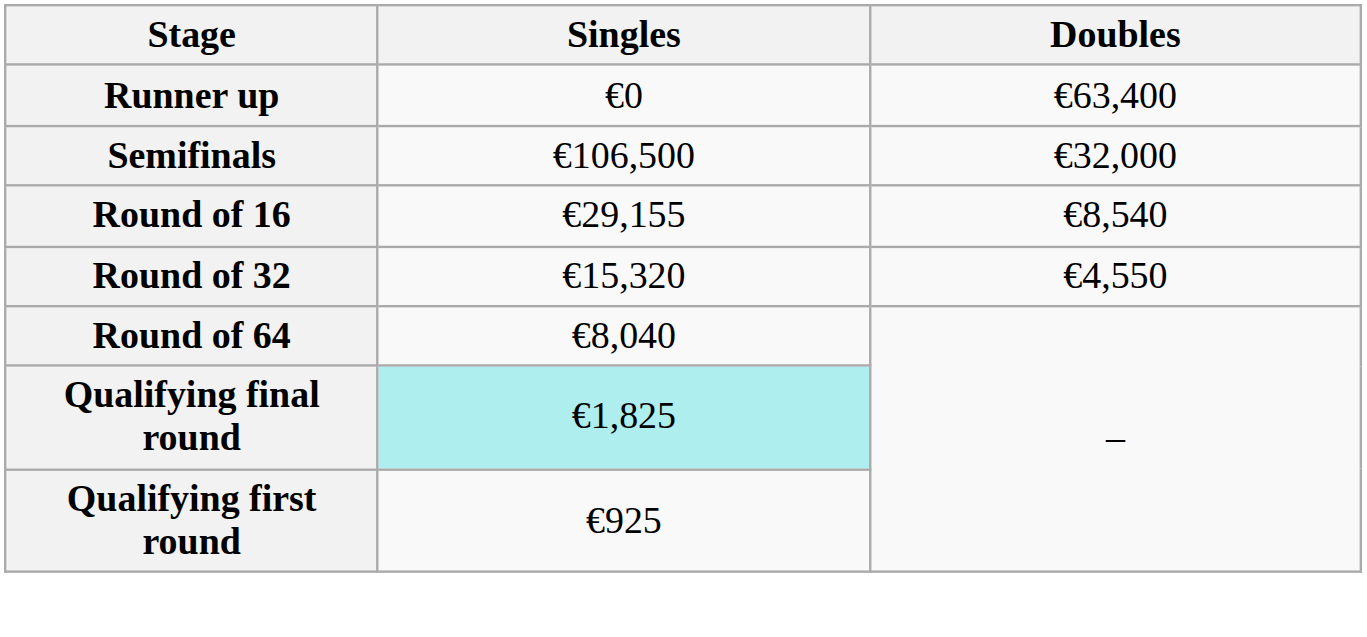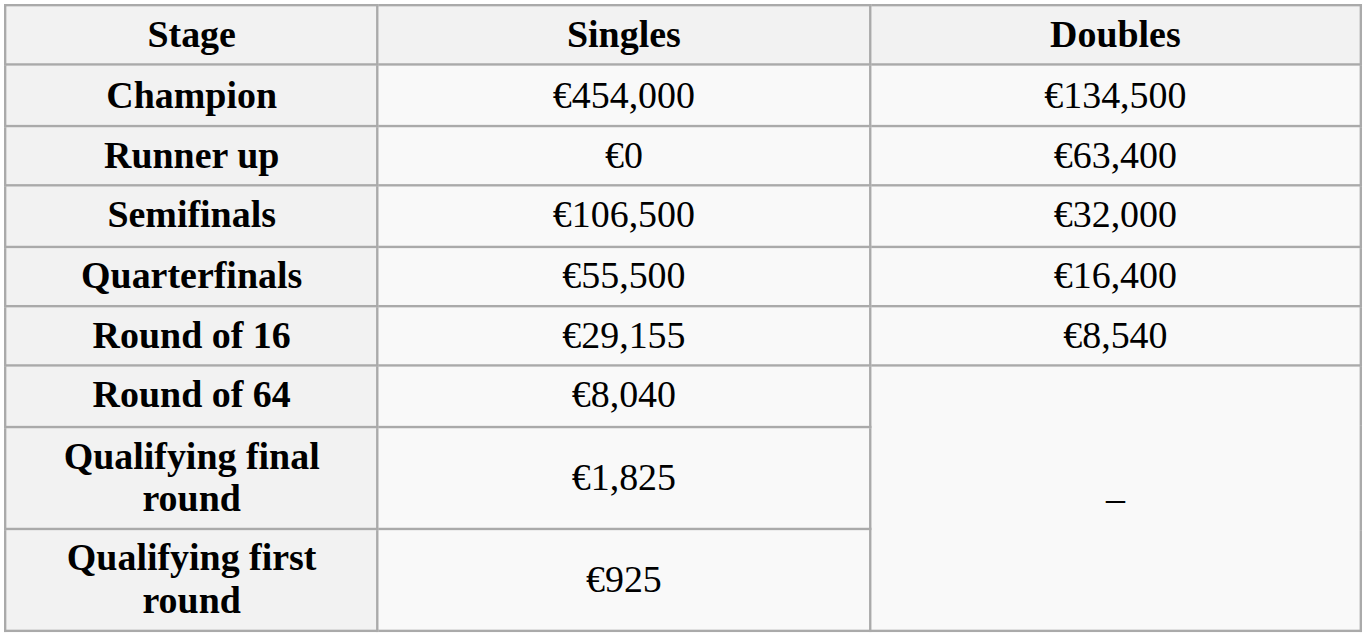+ row: (192, 94)
+ row: (192, 275)
- row: (192, 275)
(624, 416) paleturquoise background -> (624, 476) no background
